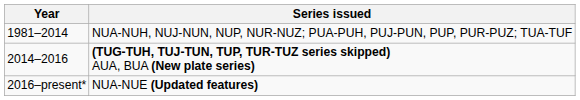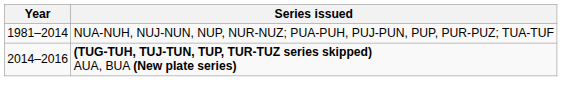- row: (175, 85)
